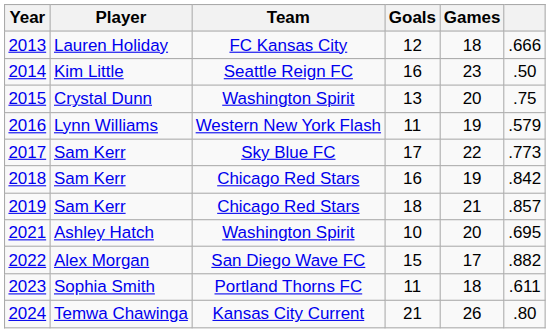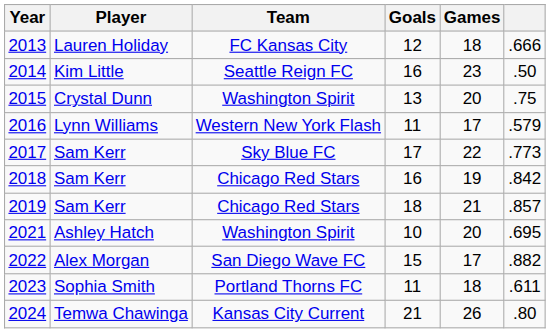(472, 125) 19 -> (472, 125) 17
